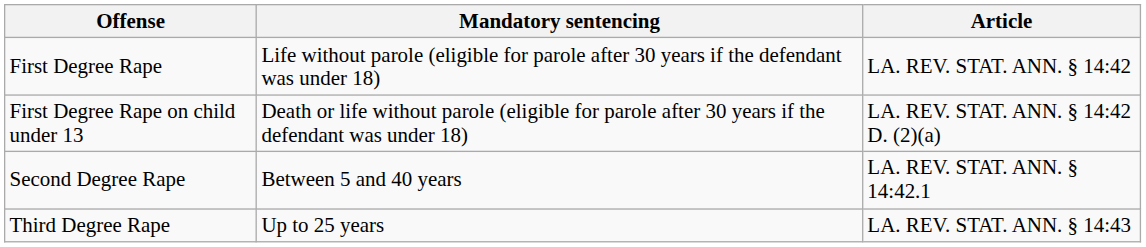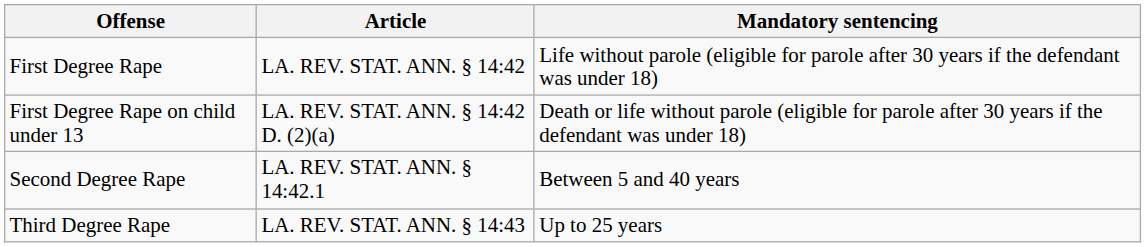columns swapped: (1001, 21) <-> (560, 21)
